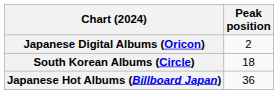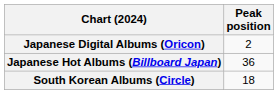rows swapped: (114, 80) <-> (114, 62)
